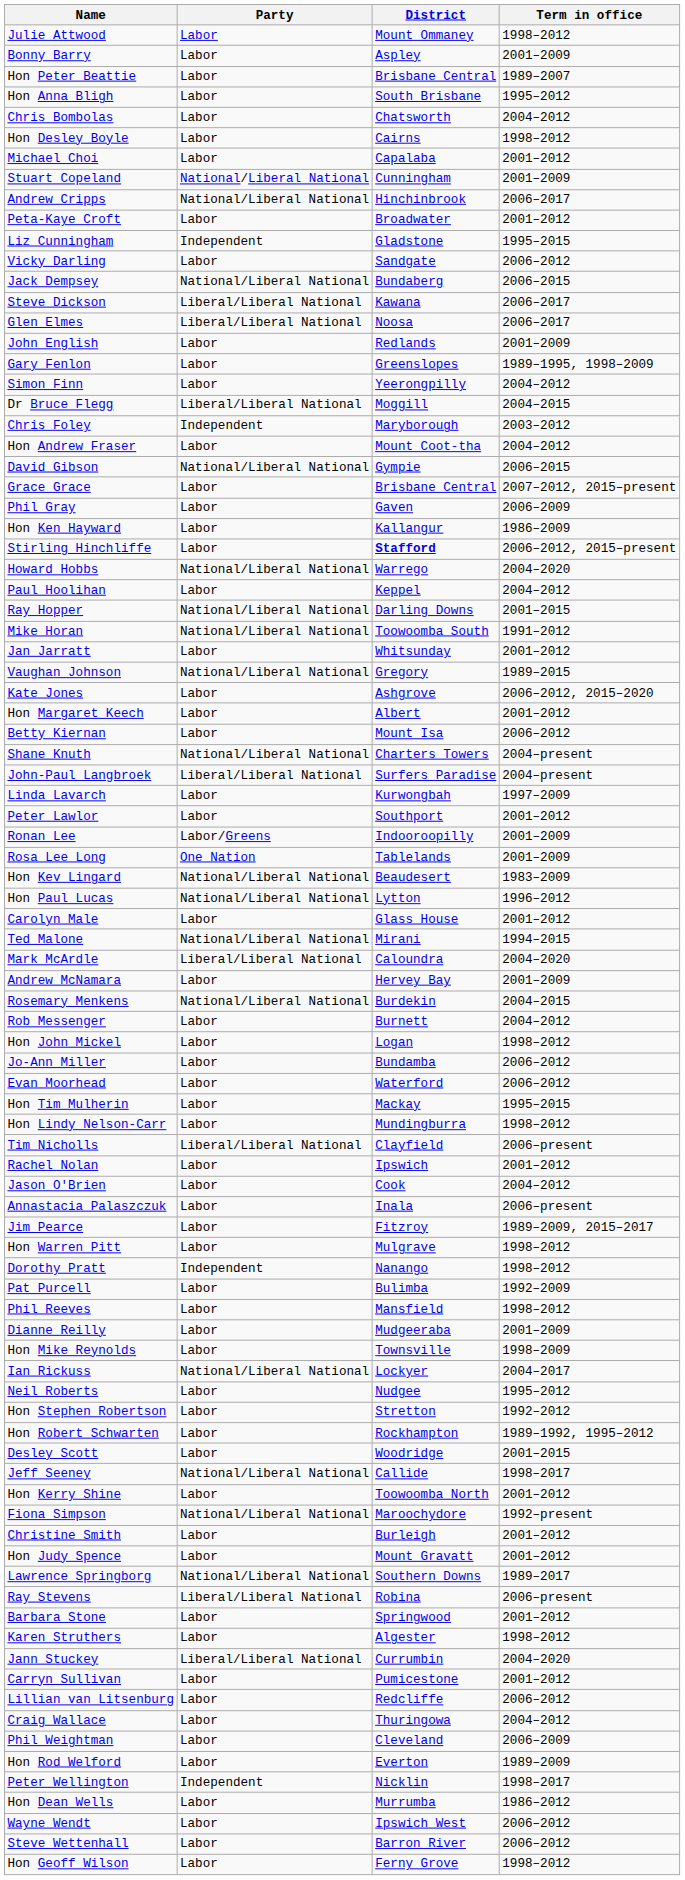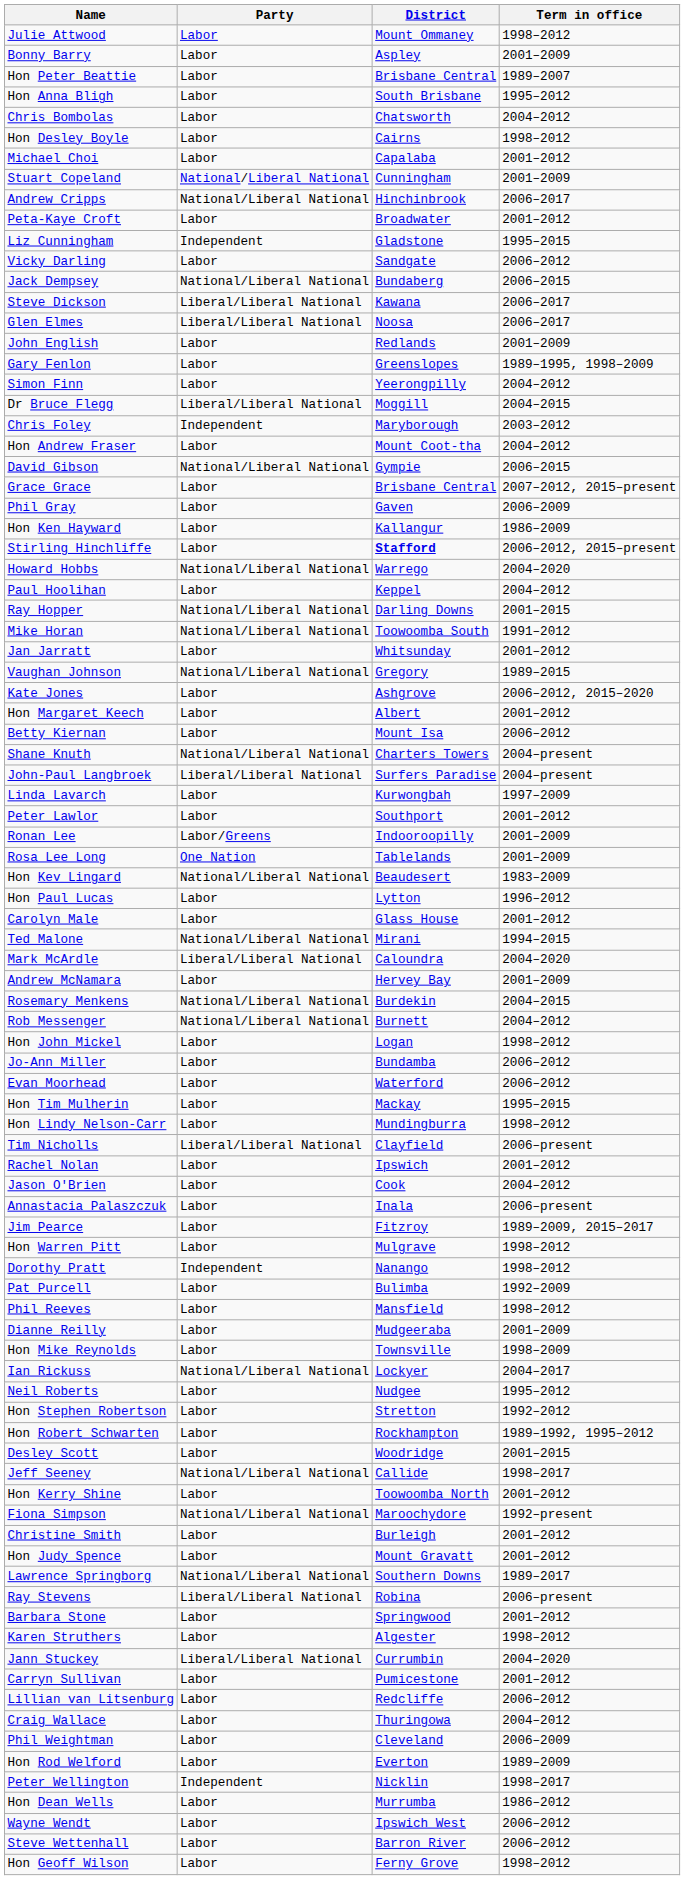(275, 898) National/Liberal National -> (199, 898) Labor
(199, 1022) Labor -> (275, 1022) National/Liberal National
